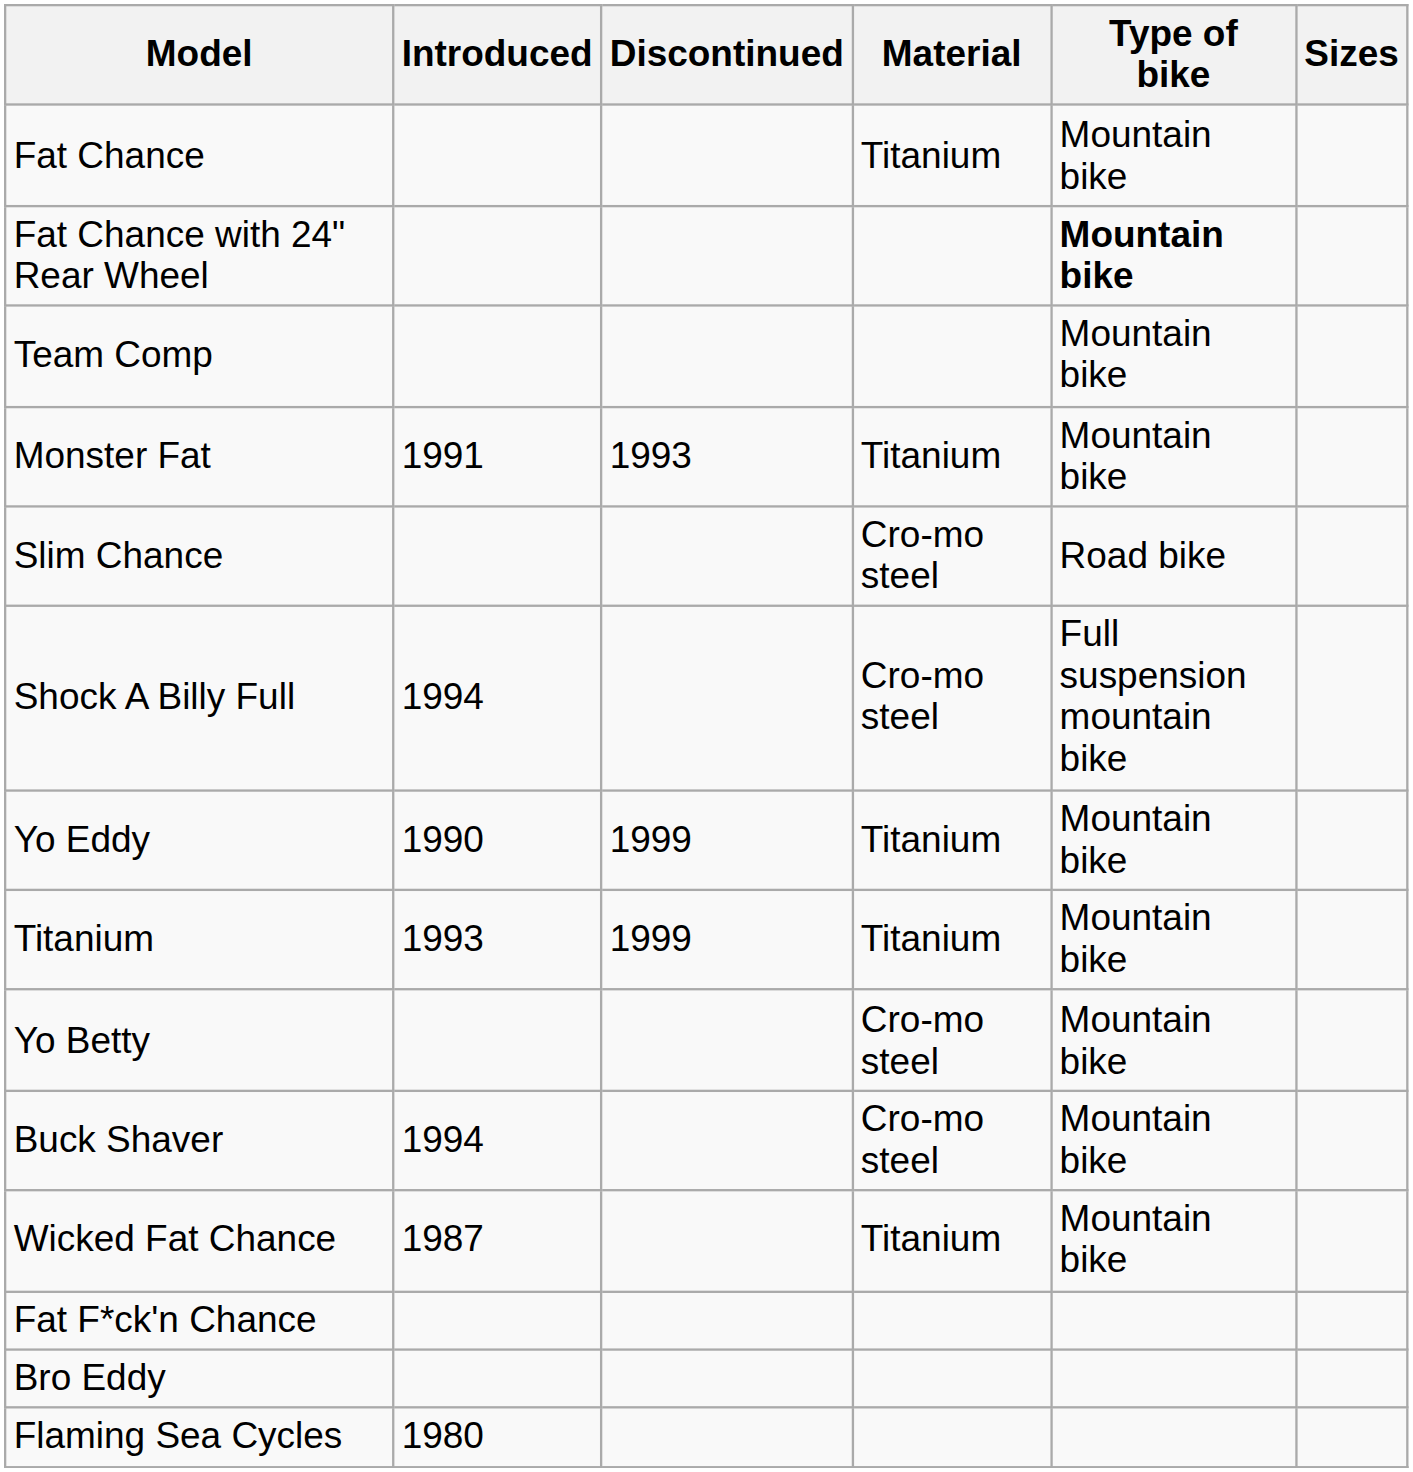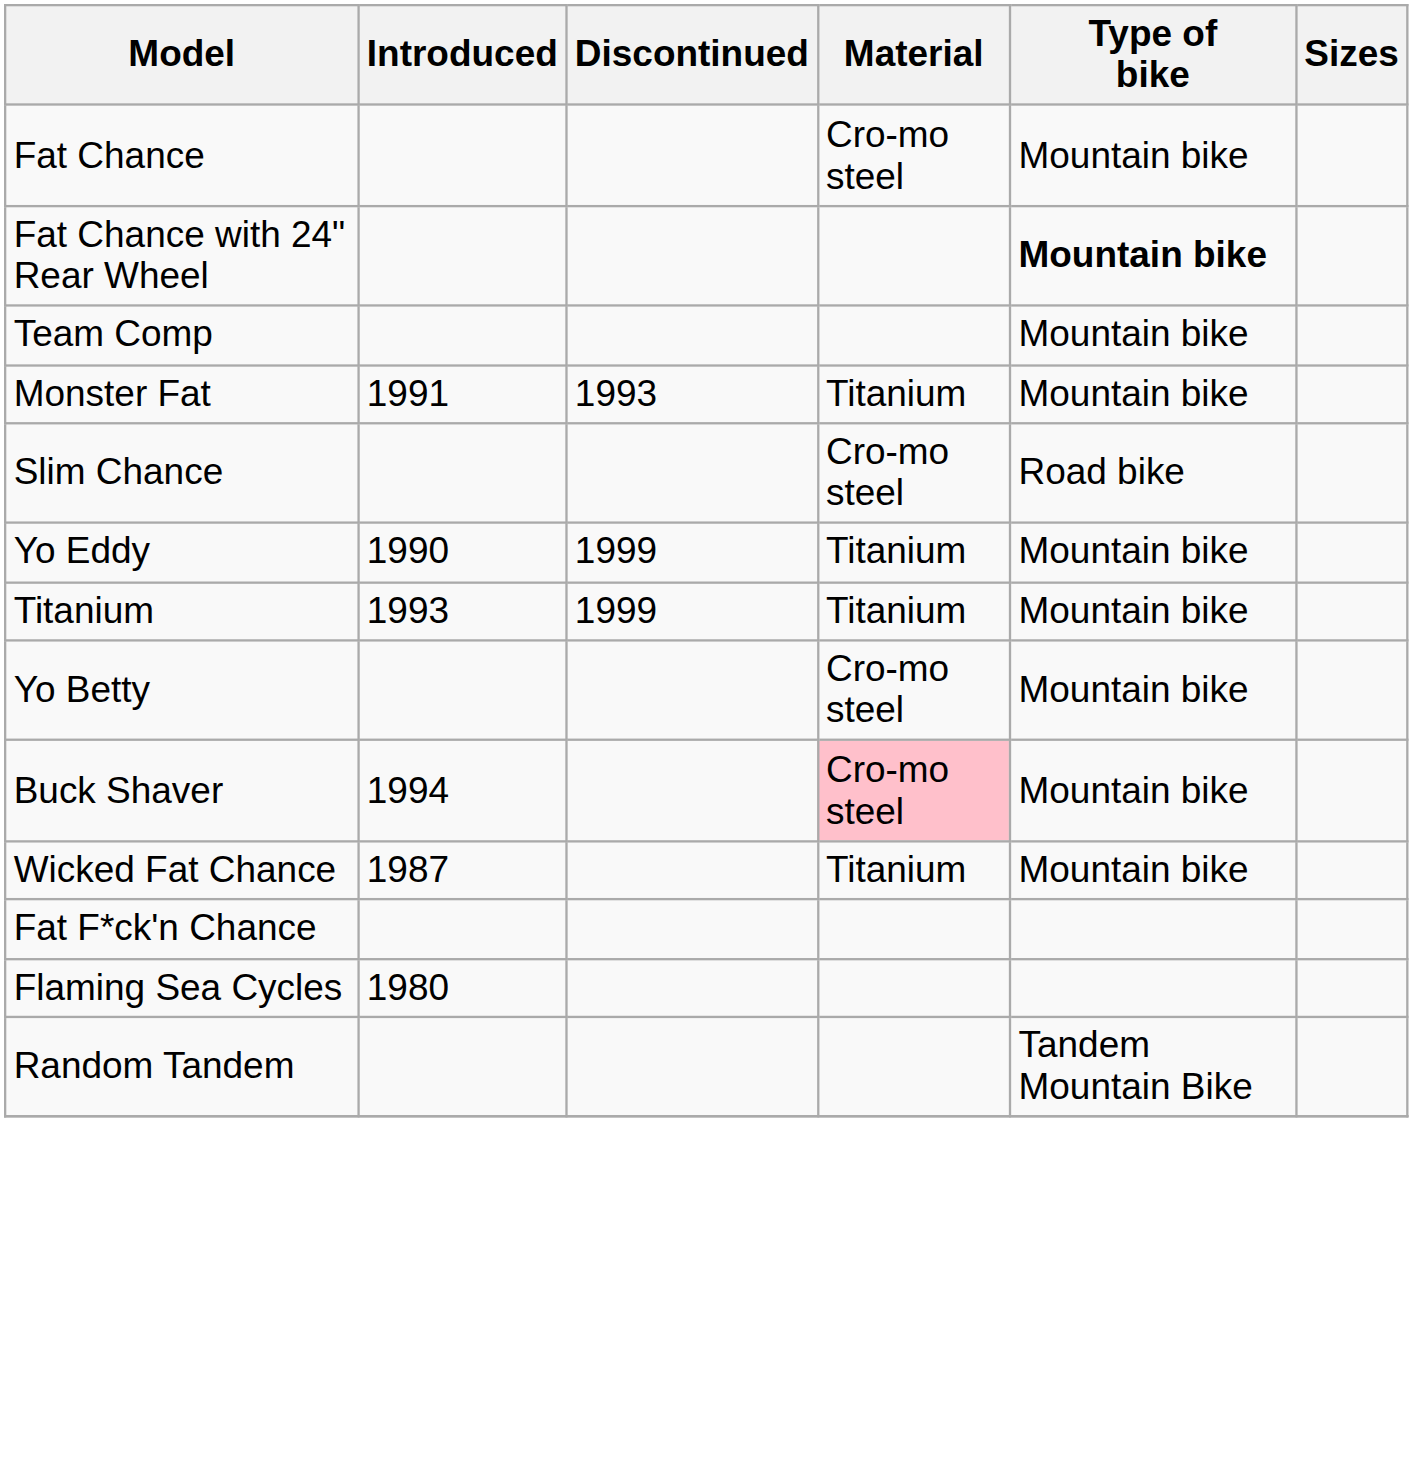(931, 154) Titanium -> (888, 154) Cro-mo steel
- row: (154, 697)
(922, 1139) no background -> (888, 790) pink background
- row: (90, 1377)
+ row: (154, 1066)
